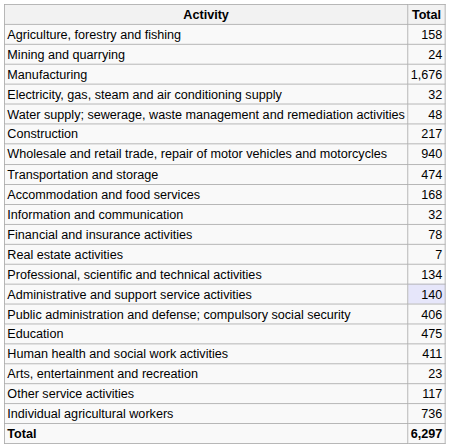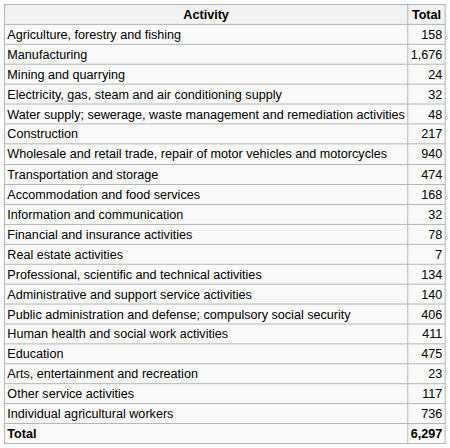rows swapped: (66, 55) <-> (47, 75)
(432, 294) lavender background -> (432, 294) no background
rows swapped: (35, 334) <-> (118, 354)
